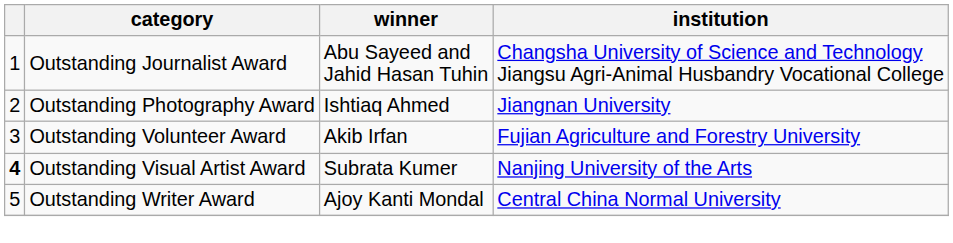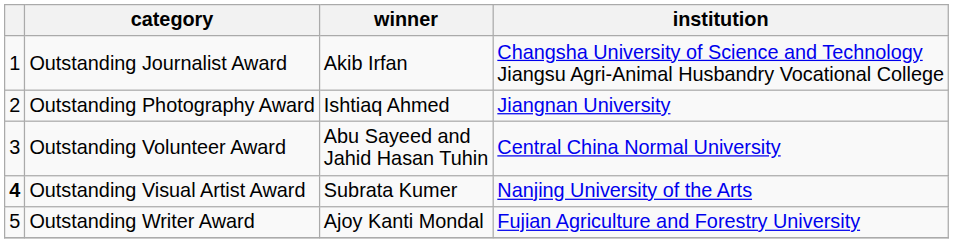(406, 62) Abu Sayeed and Jahid Hasan Tuhin -> (366, 62) Akib Irfan
(366, 136) Akib Irfan -> (406, 148) Abu Sayeed and Jahid Hasan Tuhin
(679, 136) Fujian Agriculture and Forestry University -> (639, 148) Central China Normal University
(639, 199) Central China Normal University -> (679, 222) Fujian Agriculture and Forestry University
